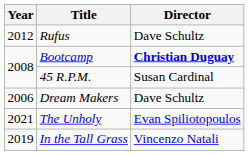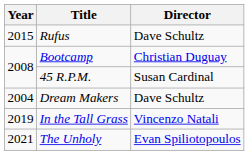(21, 35) 2012 -> (21, 35) 2015
(184, 56) bold -> (180, 56) normal
(21, 98) 2006 -> (21, 98) 2004
rows swapped: (84, 139) <-> (71, 118)
